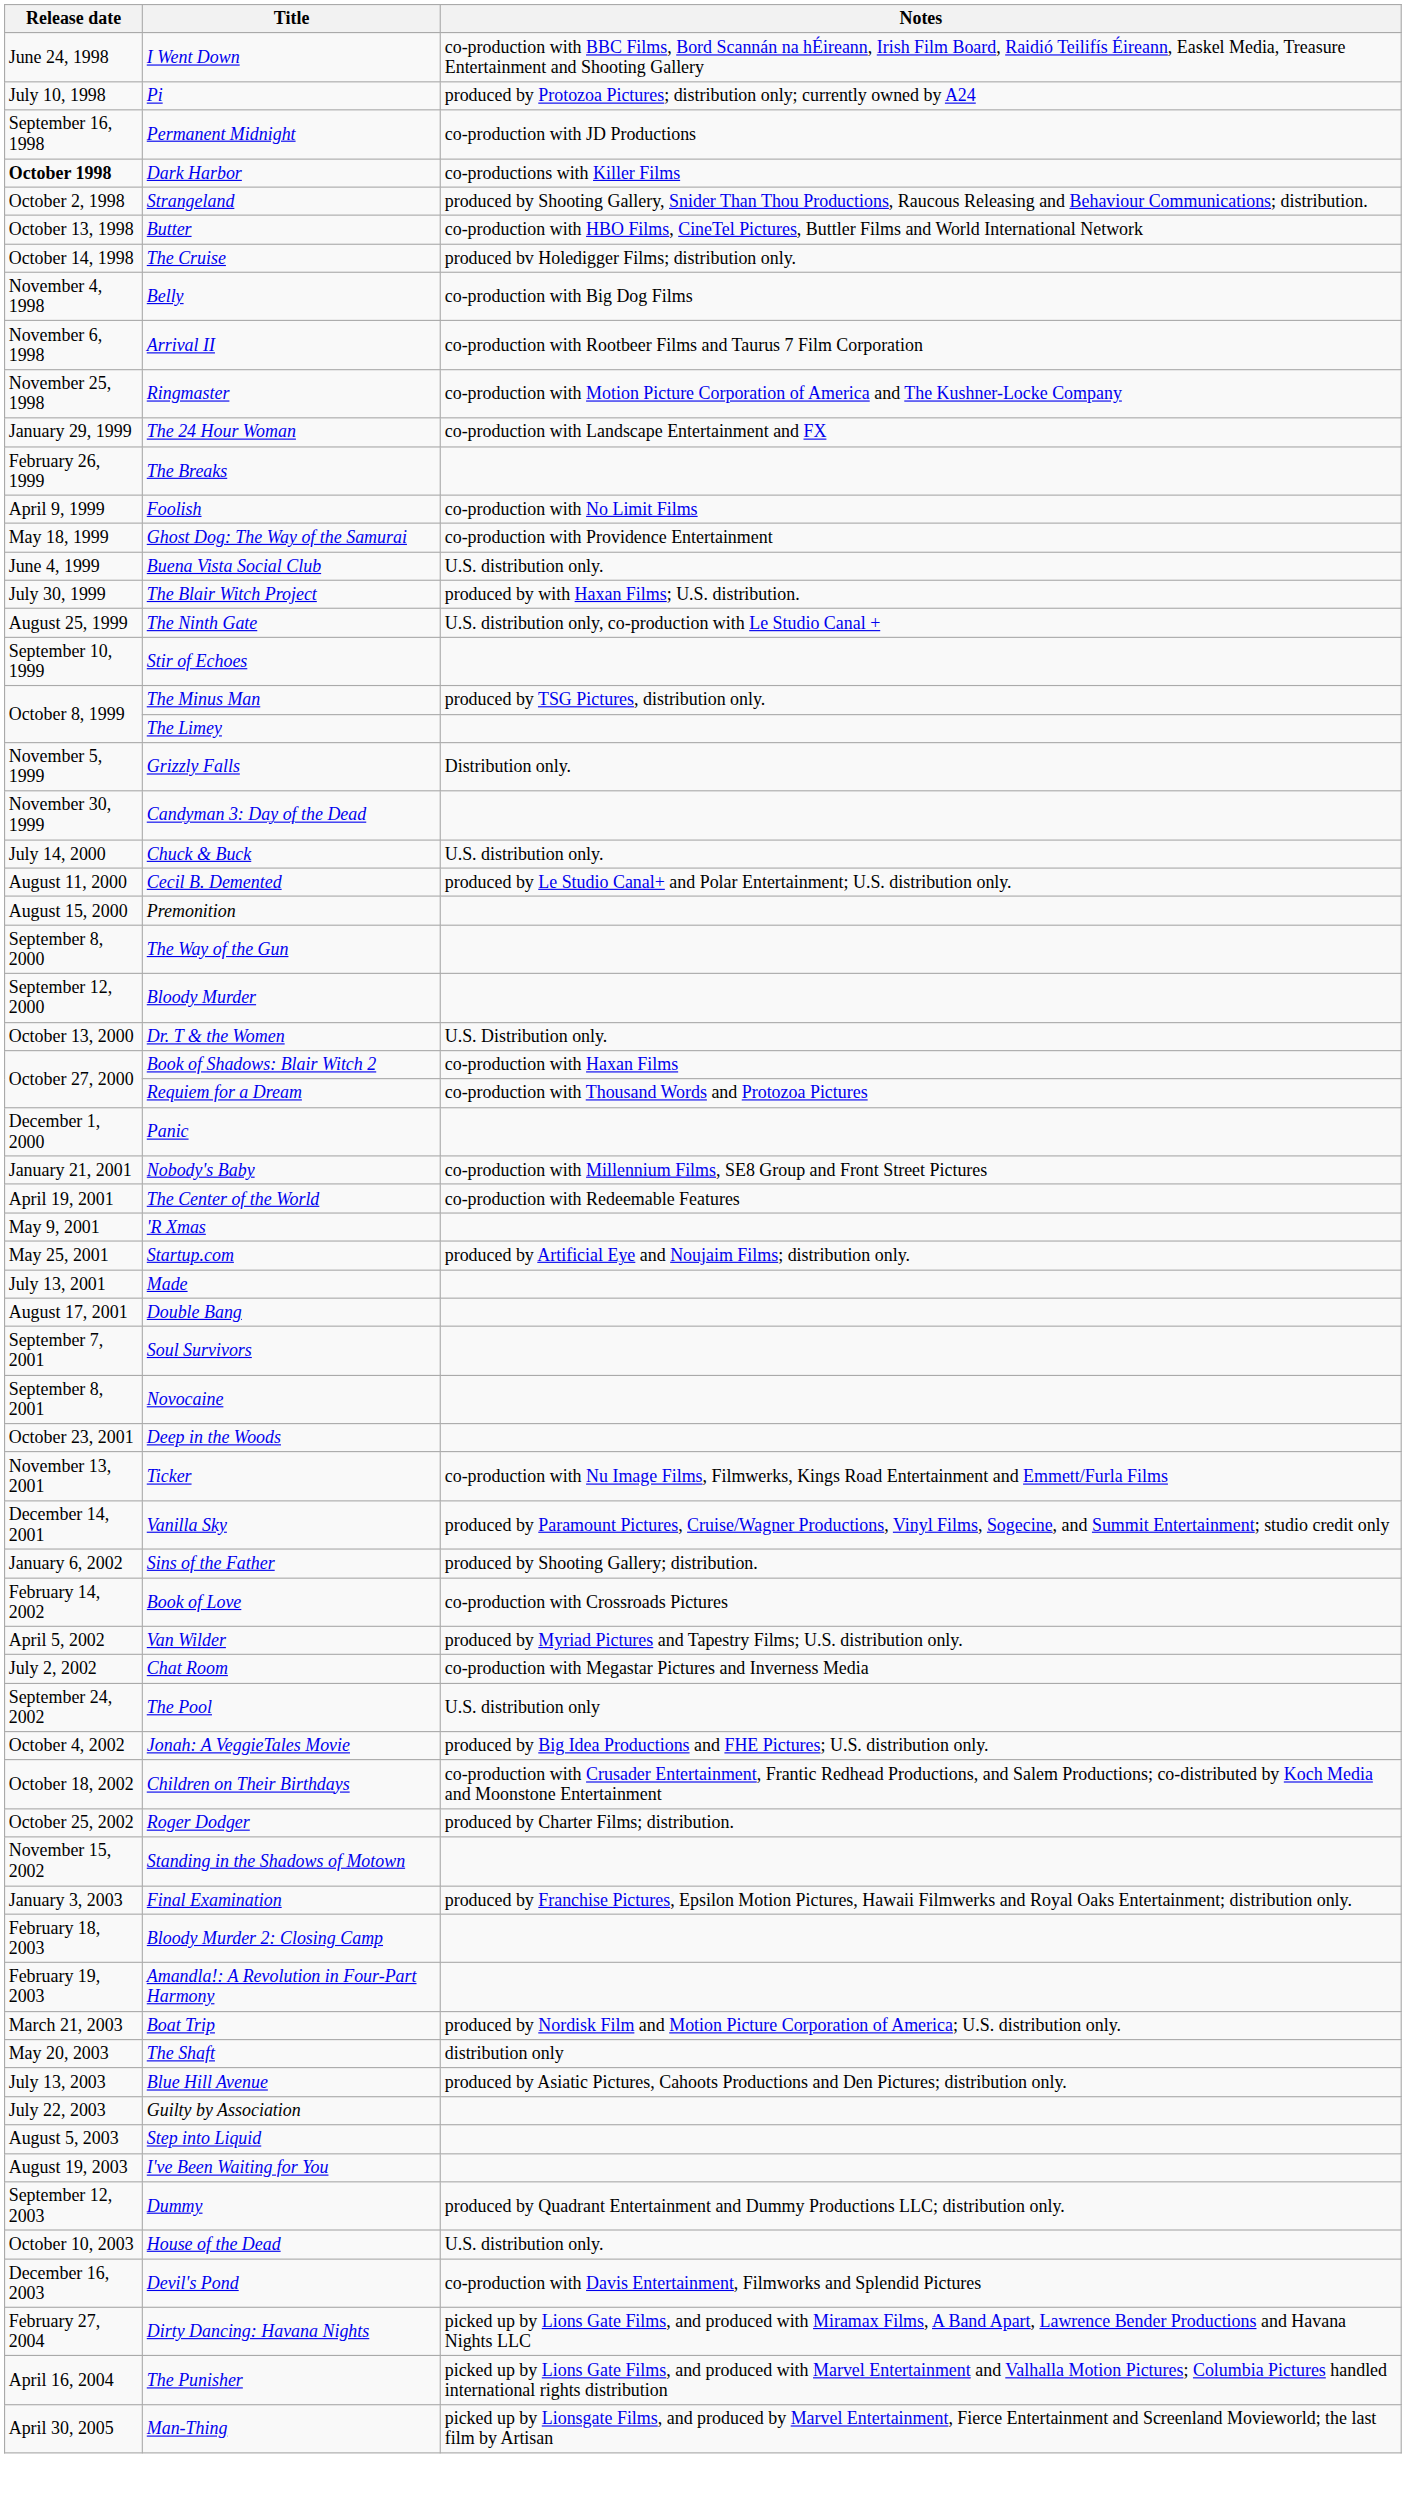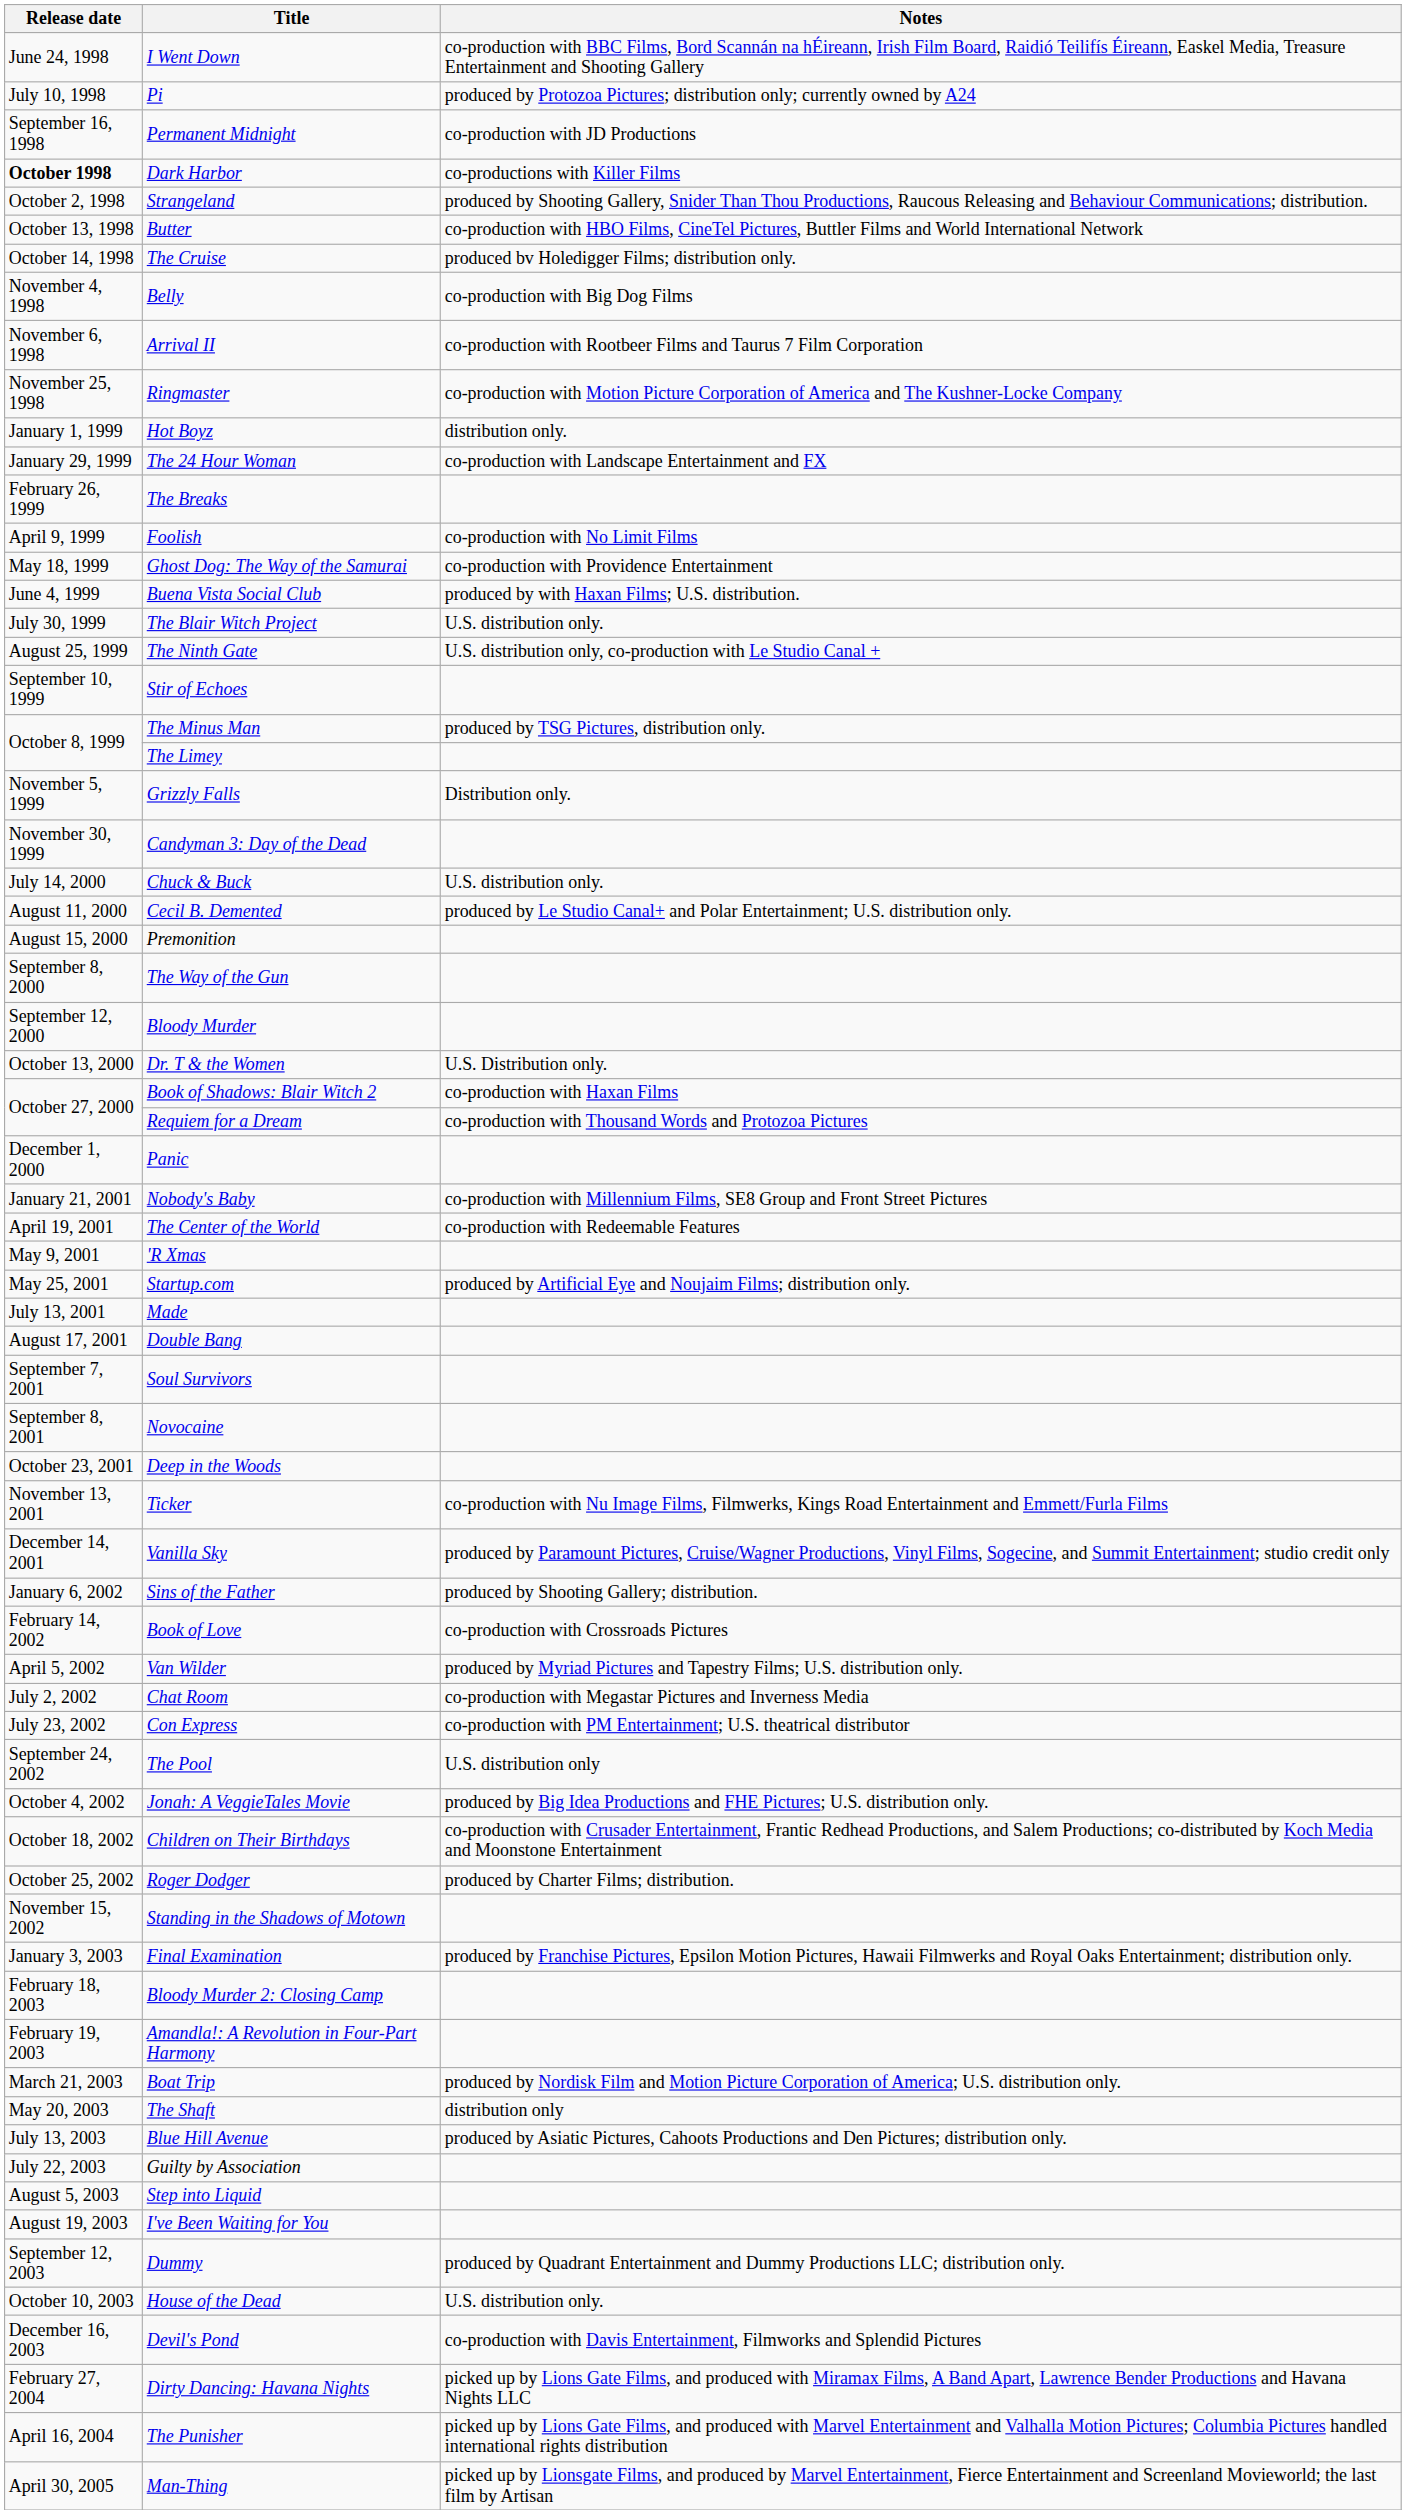+ row: (180, 432)
(524, 565) U.S. distribution only. -> (622, 594) produced by with Haxan Films; U.S. distribution.
(622, 594) produced by with Haxan Films; U.S. distribution. -> (524, 622) U.S. distribution only.
+ row: (192, 1725)
